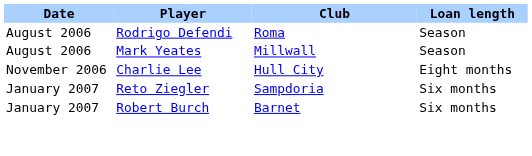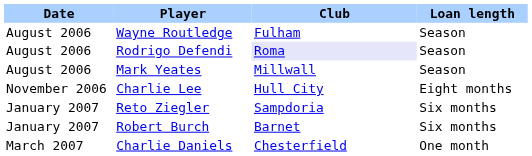+ row: (174, 32)
(269, 32) no background -> (269, 51) lavender background
+ row: (174, 145)
